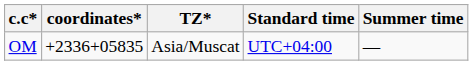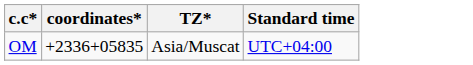- column: (413, 18)
